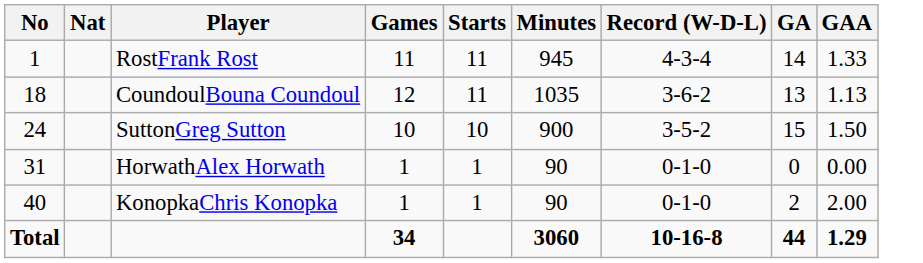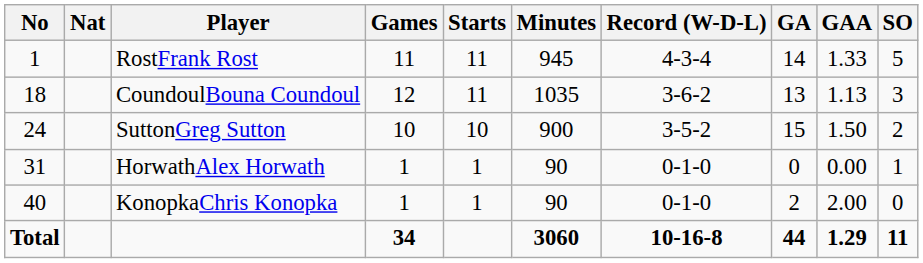+ column: (898, 22)
